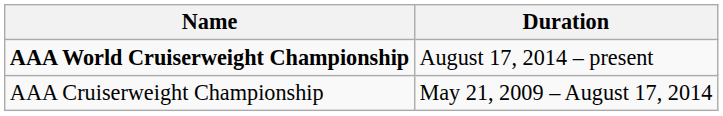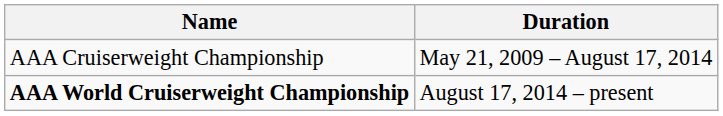rows swapped: (167, 92) <-> (210, 57)
